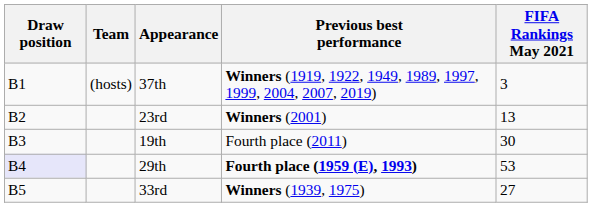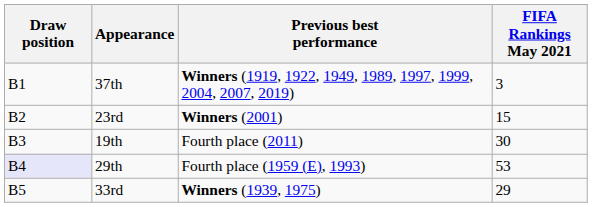- column: (111, 33)
(508, 117) 13 -> (503, 117) 15
(321, 165) bold -> (273, 165) normal
(508, 190) 27 -> (503, 190) 29
